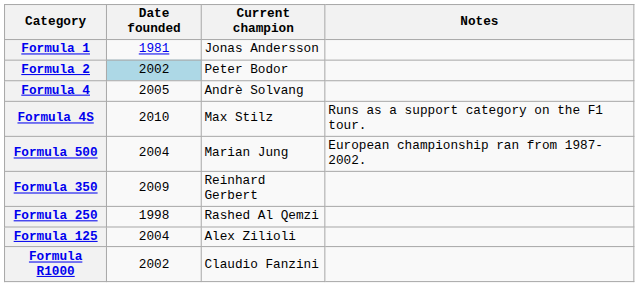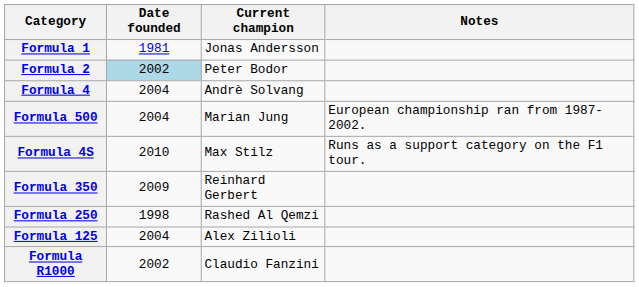(154, 91) 2005 -> (154, 91) 2004
rows swapped: (56, 119) <-> (56, 154)
